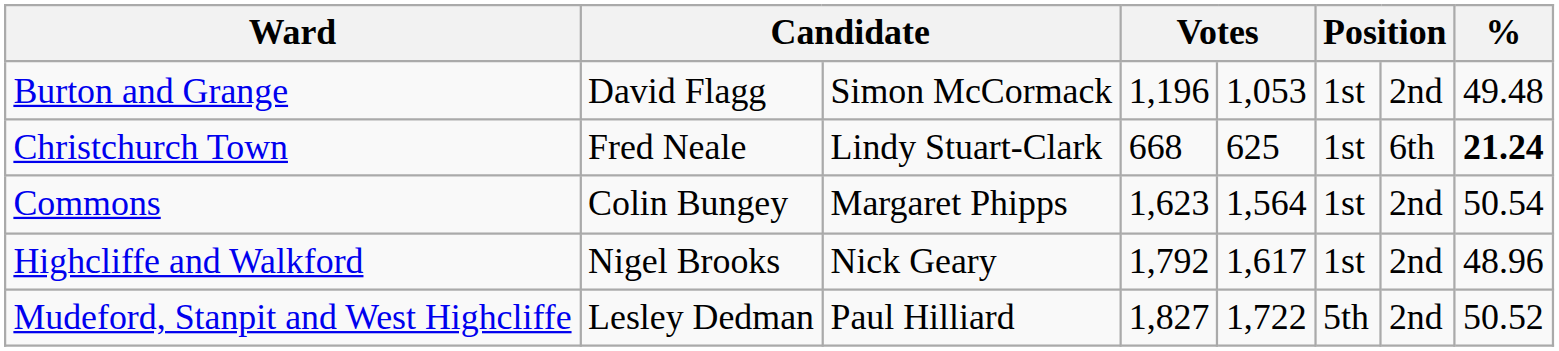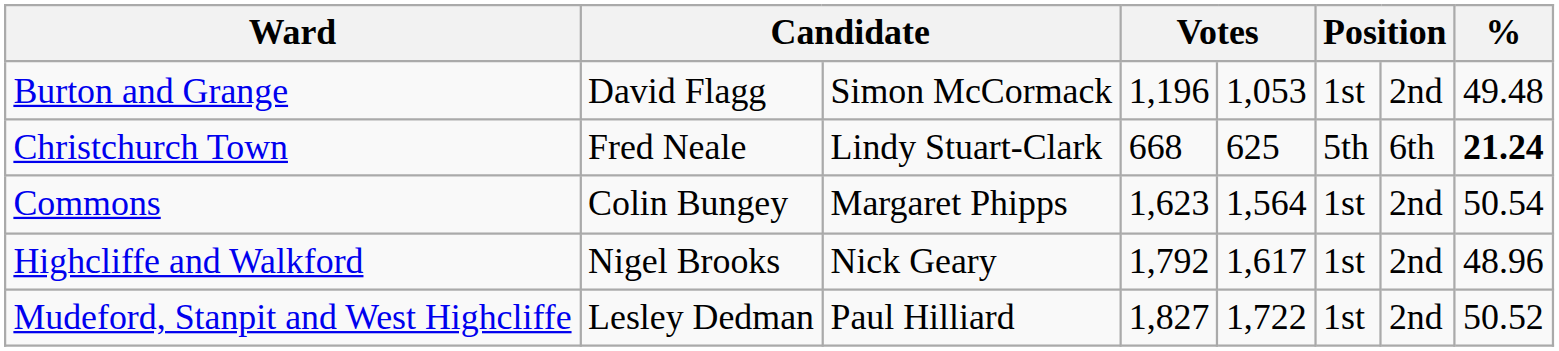(1344, 146) 1st -> (1346, 146) 5th
(1346, 317) 5th -> (1344, 317) 1st
